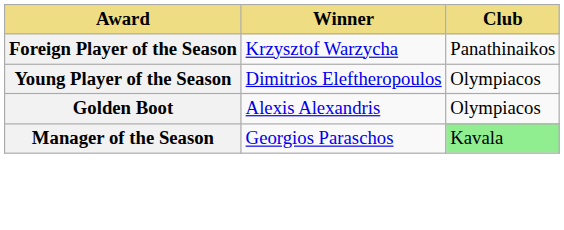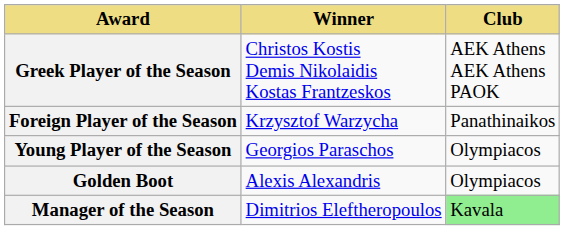+ row: (123, 70)
(344, 78) Dimitrios Eleftheropoulos -> (320, 150) Georgios Paraschos
(320, 138) Georgios Paraschos -> (344, 209) Dimitrios Eleftheropoulos
